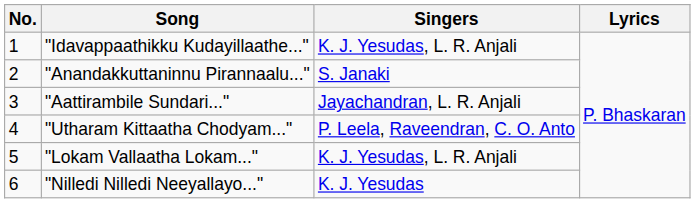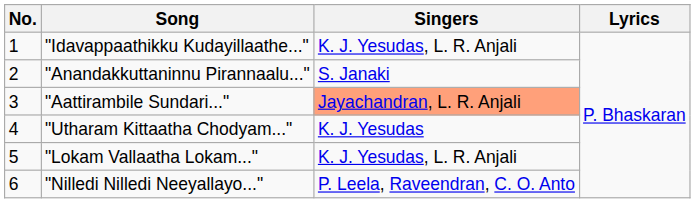(419, 102) no background -> (419, 102) lightsalmon background
(446, 129) P. Leela, Raveendran, C. O. Anto -> (371, 129) K. J. Yesudas
(371, 185) K. J. Yesudas -> (446, 185) P. Leela, Raveendran, C. O. Anto
